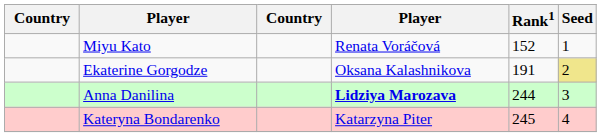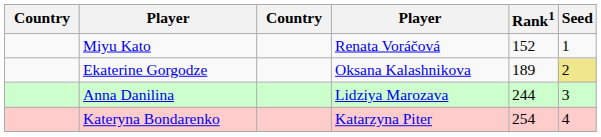(524, 70) 191 -> (524, 70) 189
(395, 94) bold -> (392, 94) normal
(524, 119) 245 -> (524, 119) 254
